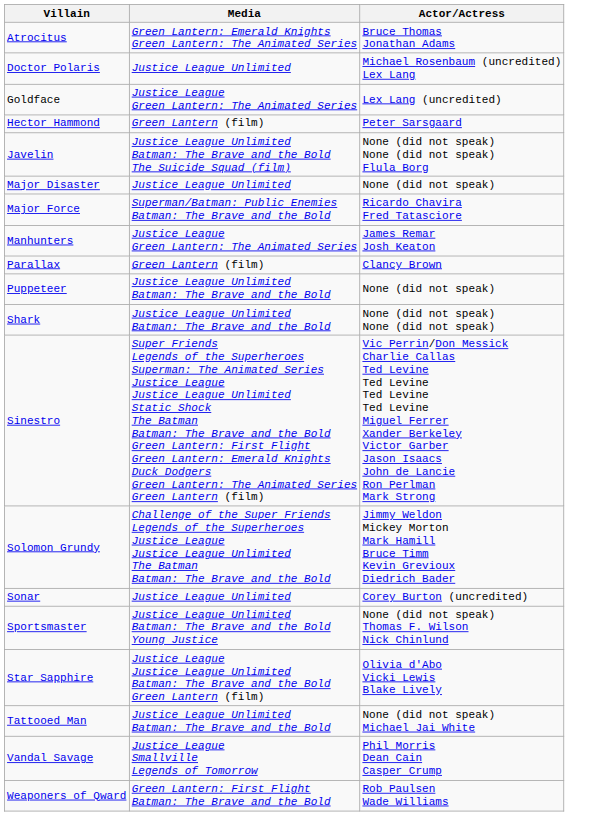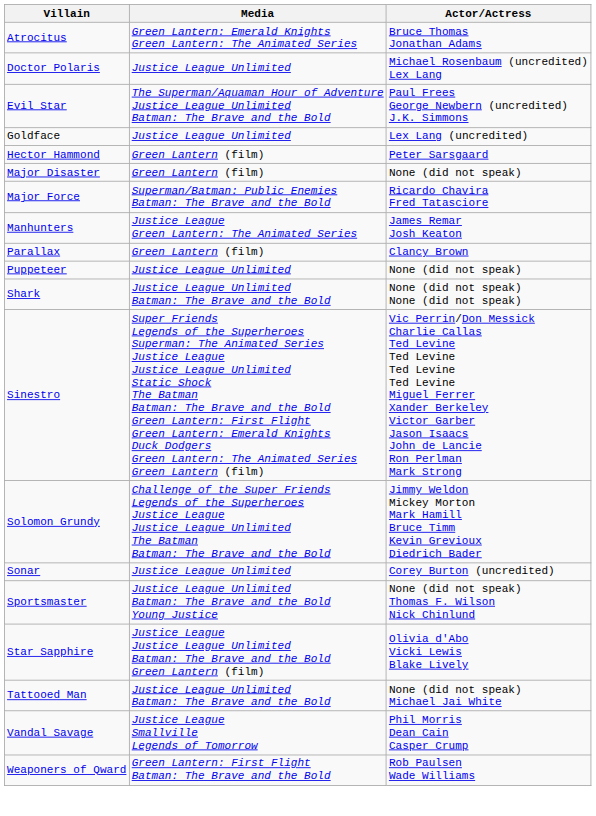+ row: (37, 106)
(244, 99) Justice League Green Lantern: The Animated Series -> (211, 136) Justice League Unlimited
- row: (30, 154)
(211, 185) Justice League Unlimited -> (198, 172) Green Lantern (film)
(231, 289) Justice League Unlimited Batman: The Brave and the Bold -> (211, 270) Justice League Unlimited
